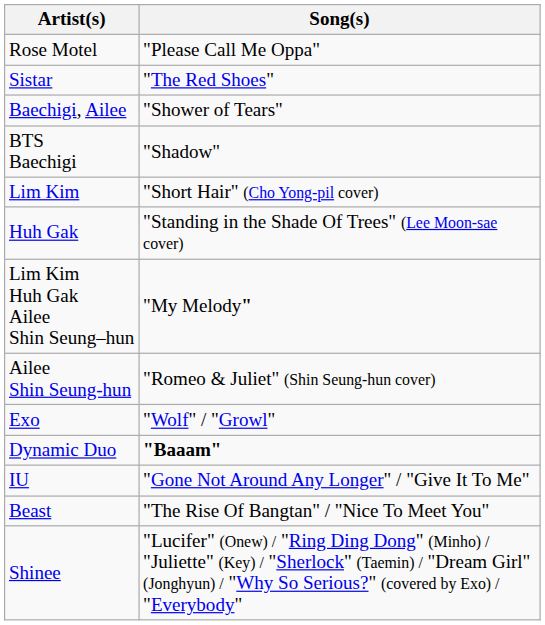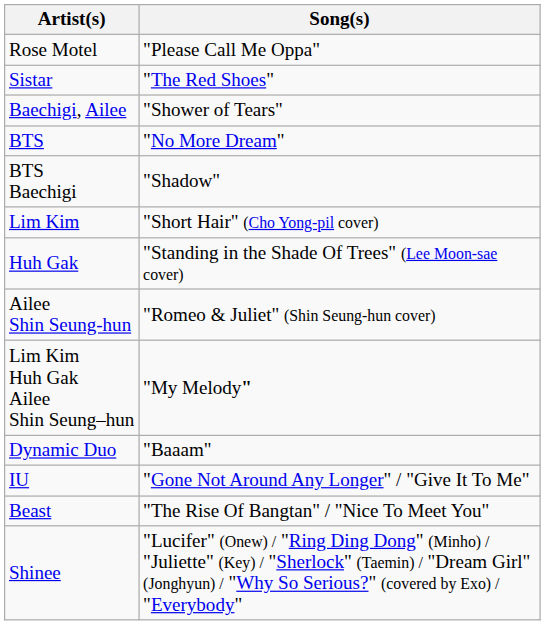+ row: (26, 140)
rows swapped: (70, 378) <-> (72, 305)
- row: (24, 419)
(182, 450) bold -> (177, 450) normal
